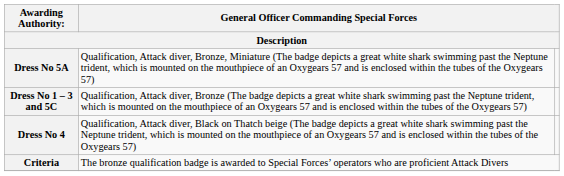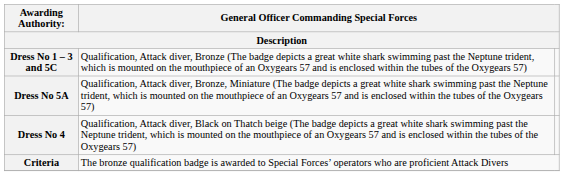rows swapped: (41, 101) <-> (41, 68)
